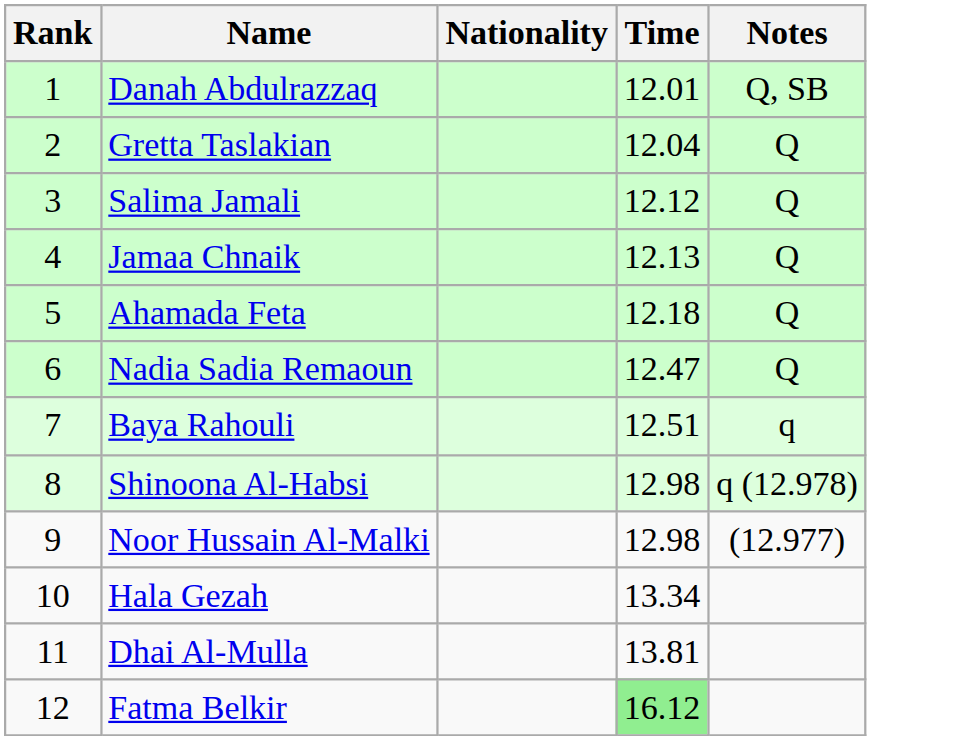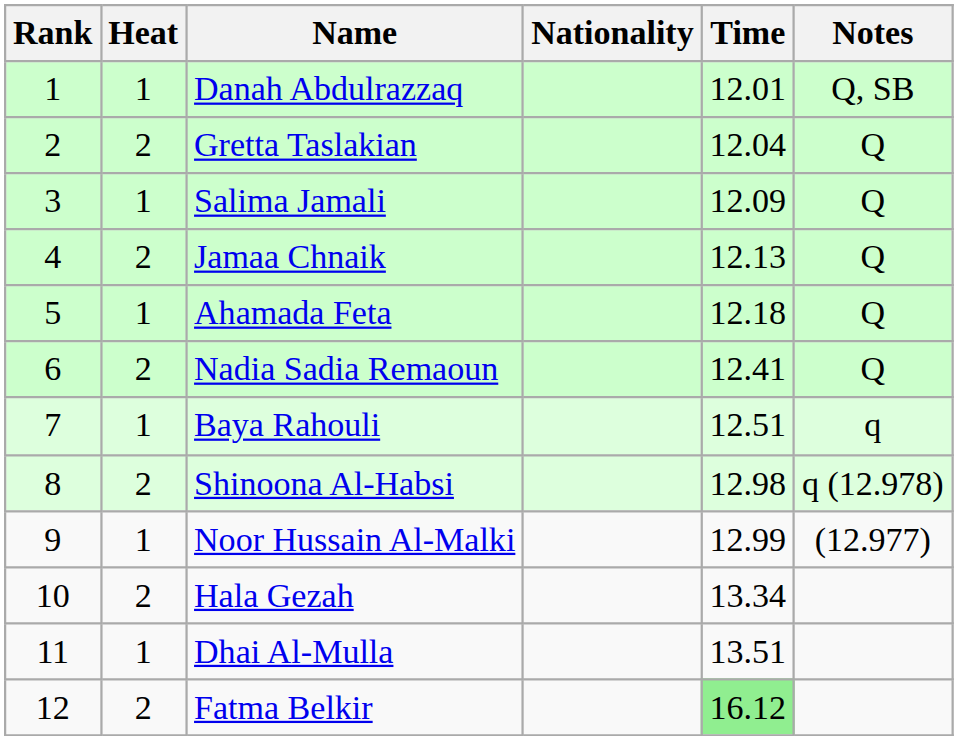+ column: (143, 32)
(662, 201) 12.12 -> (748, 201) 12.09
(662, 369) 12.47 -> (748, 369) 12.41
(662, 538) 12.98 -> (748, 538) 12.99
(662, 650) 13.81 -> (748, 650) 13.51
